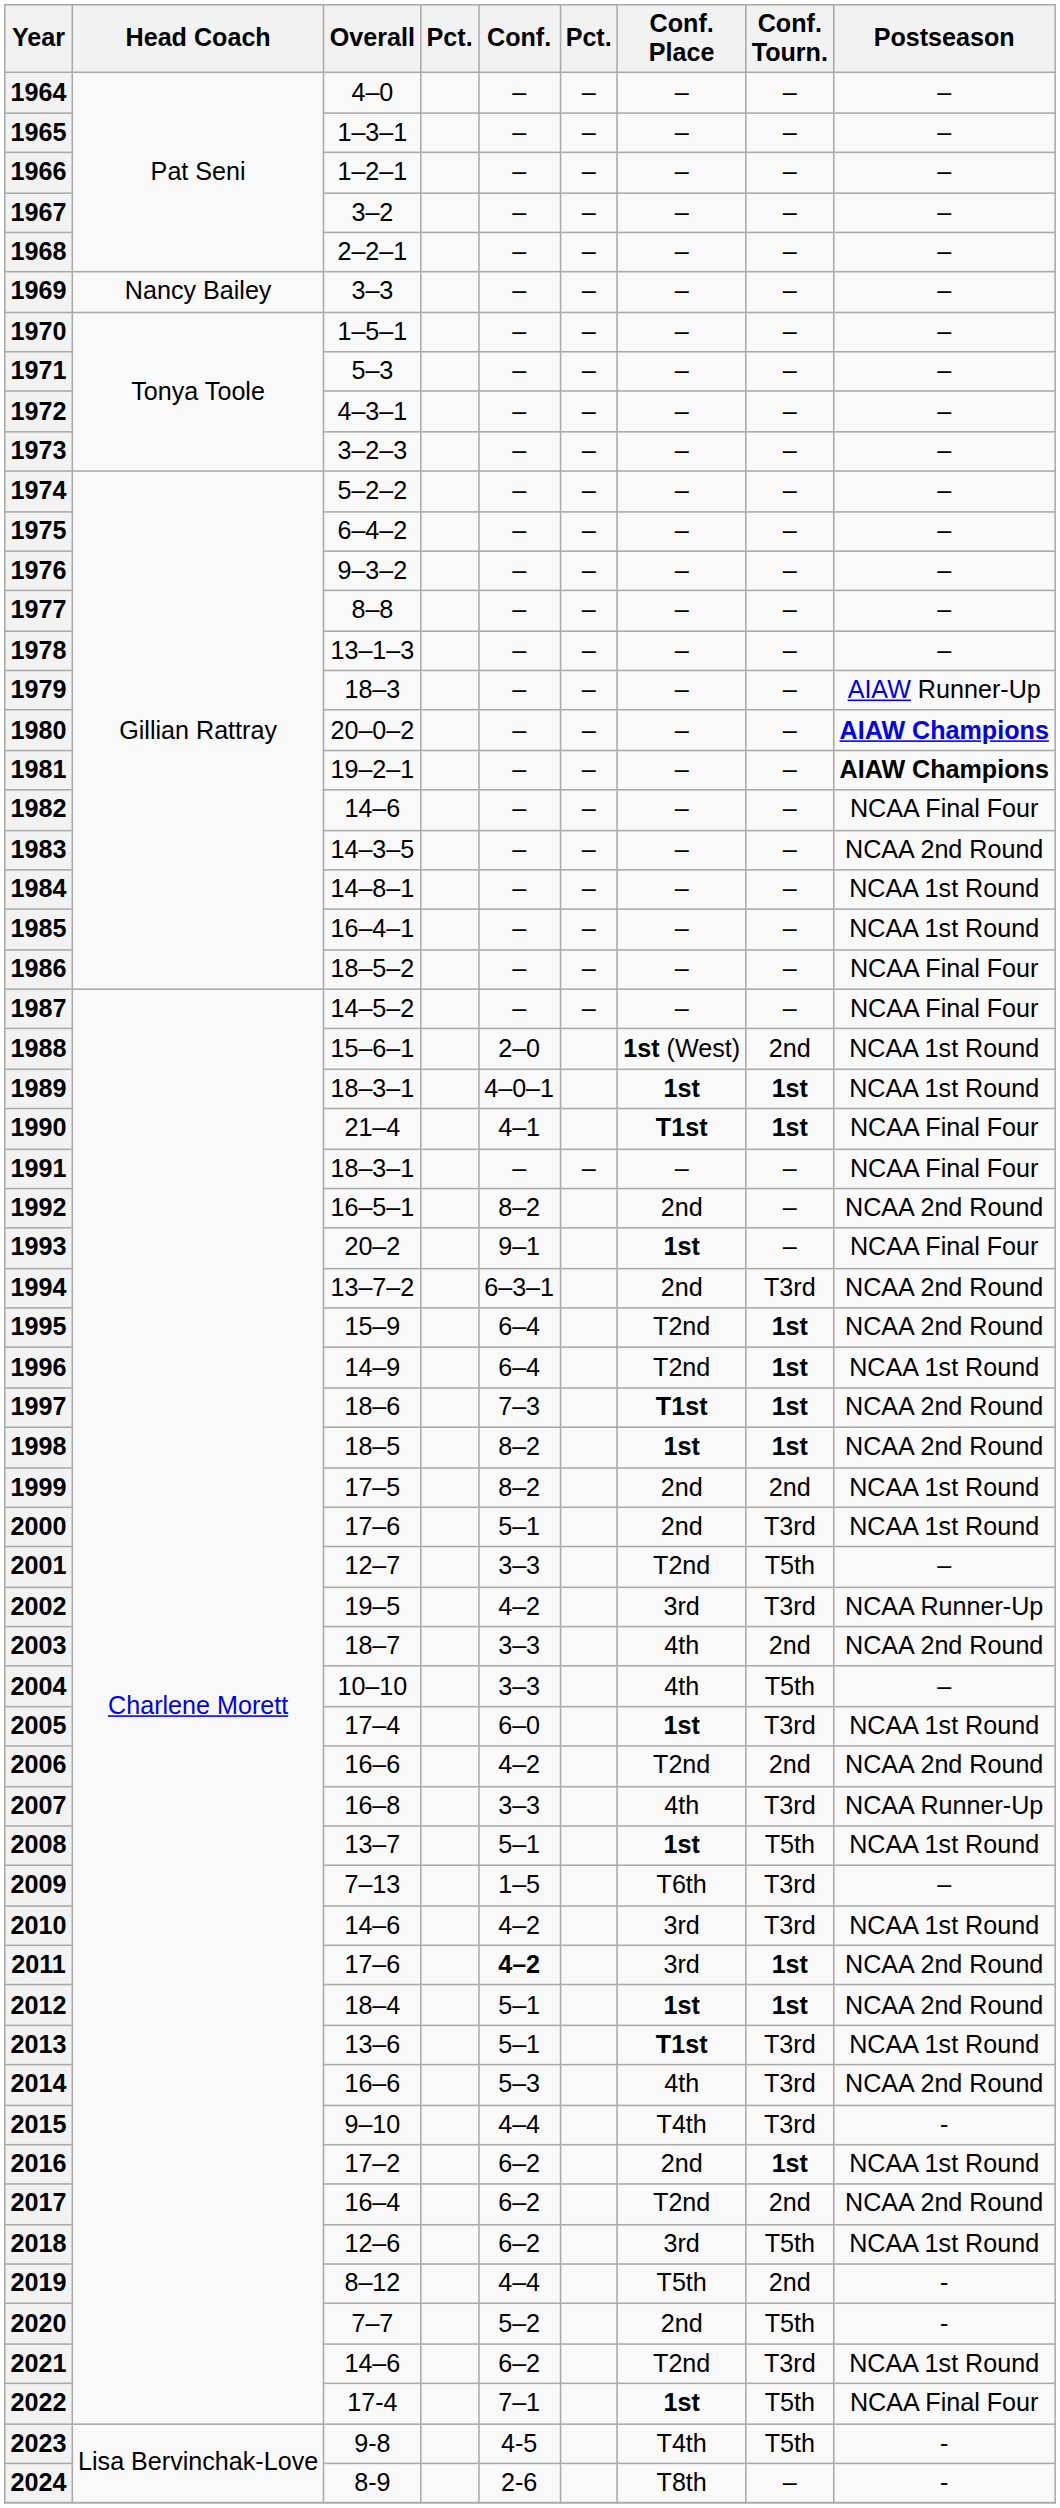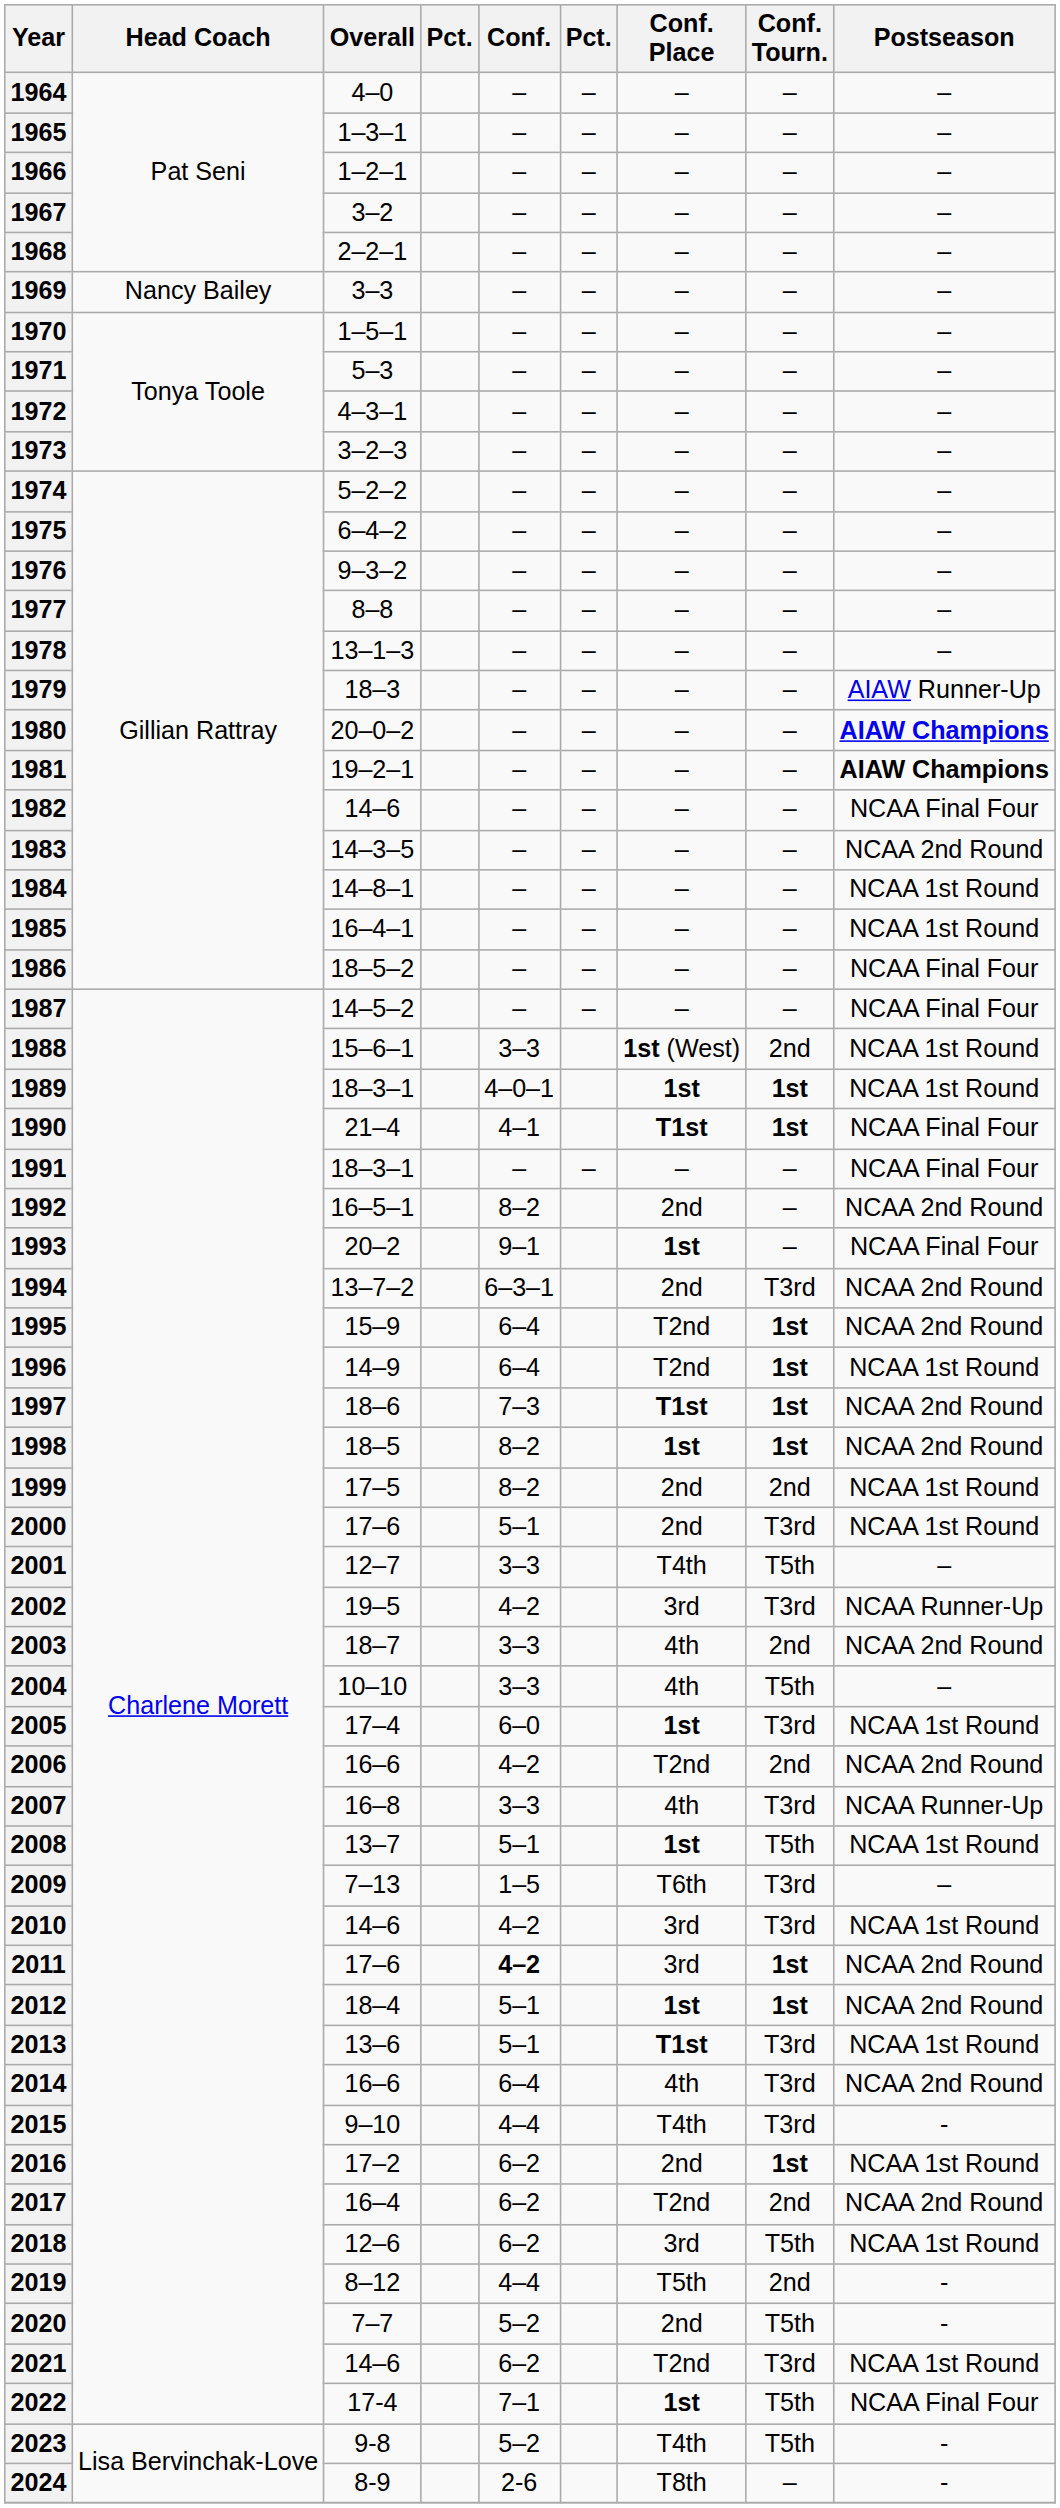(519, 1048) 2–0 -> (519, 1048) 3–3
(682, 1566) T2nd -> (682, 1566) T4th
(519, 2084) 5–3 -> (519, 2084) 6–4
(519, 2443) 4-5 -> (519, 2443) 5–2
